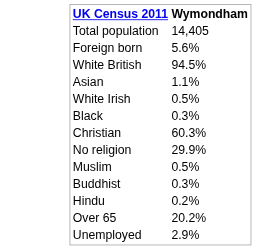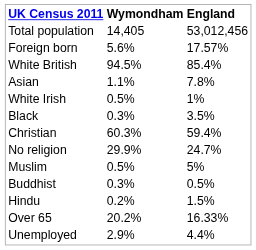+ column: (211, 14)
